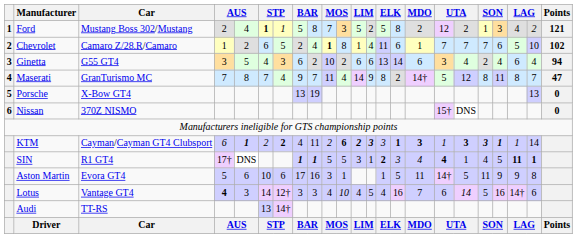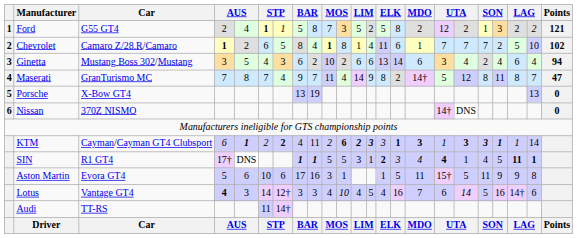(137, 28) Mustang Boss 302/Mustang -> (100, 28) G55 GT4
(517, 28) 4 -> (517, 28) 2
(224, 45) normal -> (224, 45) bold
(300, 45) 2 -> (300, 45) 8
(500, 45) 6 -> (500, 45) 2
(100, 61) G55 GT4 -> (137, 61) Mustang Boss 302/Mustang
(444, 110) 15† -> (444, 110) 14†
(444, 176) 14† -> (444, 176) 15†
(266, 208) 13 -> (266, 208) 11
